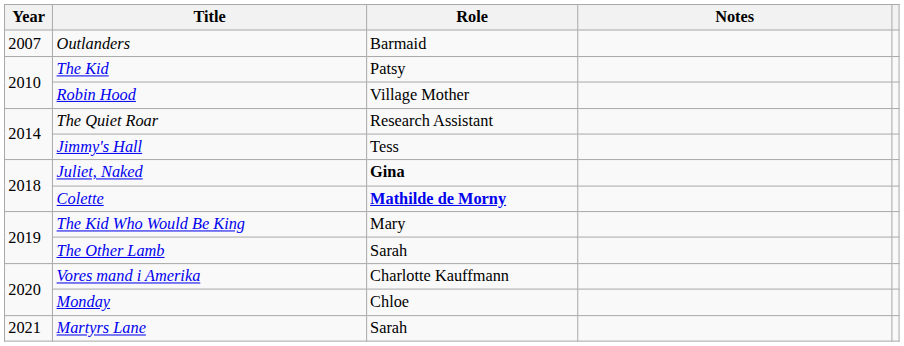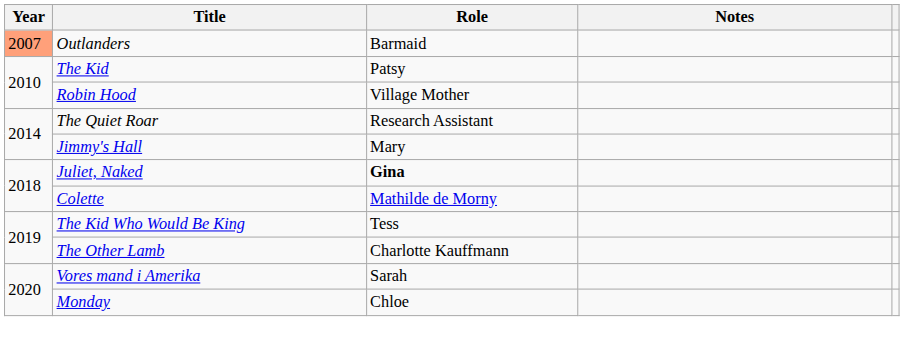(25, 43) no background -> (25, 43) lightsalmon background
(385, 146) Tess -> (388, 146) Mary
(438, 198) bold -> (434, 198) normal
(388, 224) Mary -> (385, 224) Tess
(389, 250) Sarah -> (440, 250) Charlotte Kauffmann
(440, 276) Charlotte Kauffmann -> (389, 276) Sarah
- row: (101, 328)
